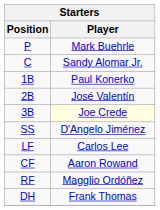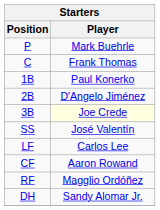(103, 63) Sandy Alomar Jr. -> (103, 63) Frank Thomas
(103, 96) José Valentín -> (103, 96) D'Angelo Jiménez
(103, 130) D'Angelo Jiménez -> (103, 130) José Valentín
(103, 197) Frank Thomas -> (103, 197) Sandy Alomar Jr.
